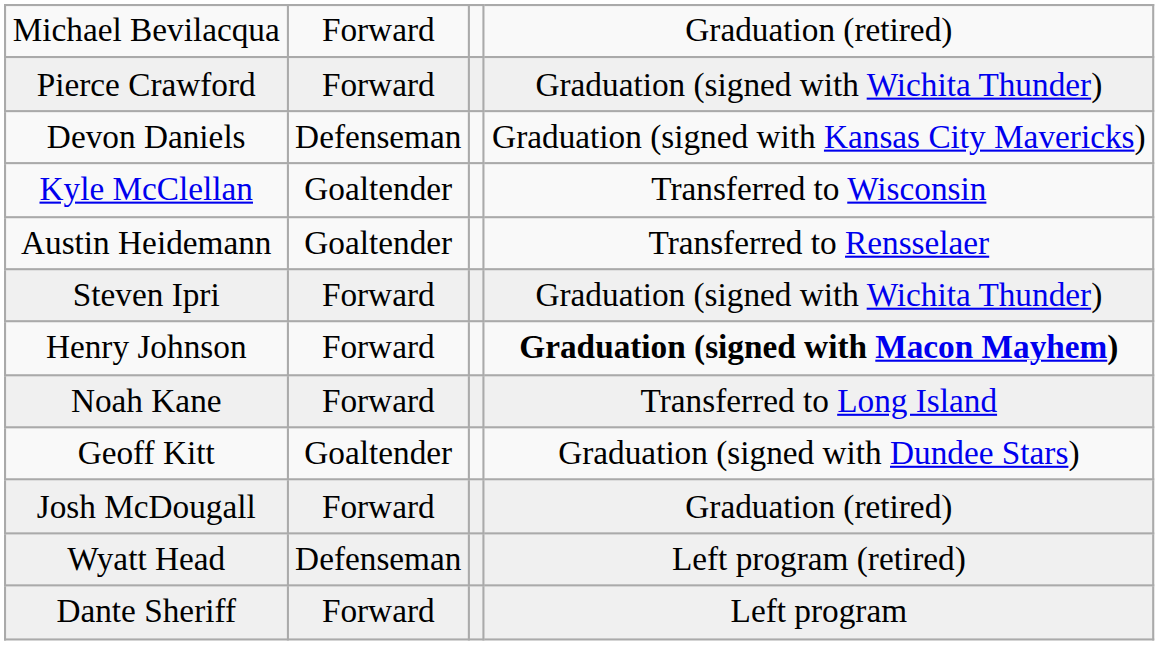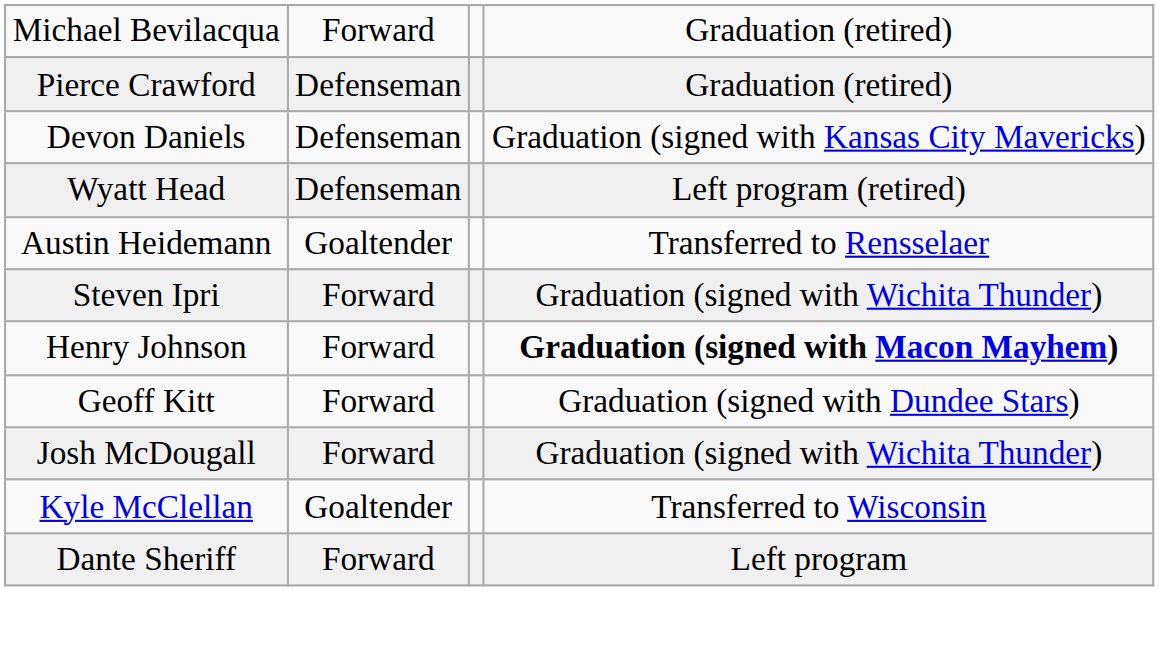(378, 83) Forward -> (378, 83) Defenseman
(819, 83) Graduation (signed with Wichita Thunder) -> (819, 83) Graduation (retired)
rows swapped: (146, 558) <-> (146, 189)
- row: (146, 400)
(378, 453) Goaltender -> (378, 400) Forward
(819, 505) Graduation (retired) -> (819, 453) Graduation (signed with Wichita Thunder)
